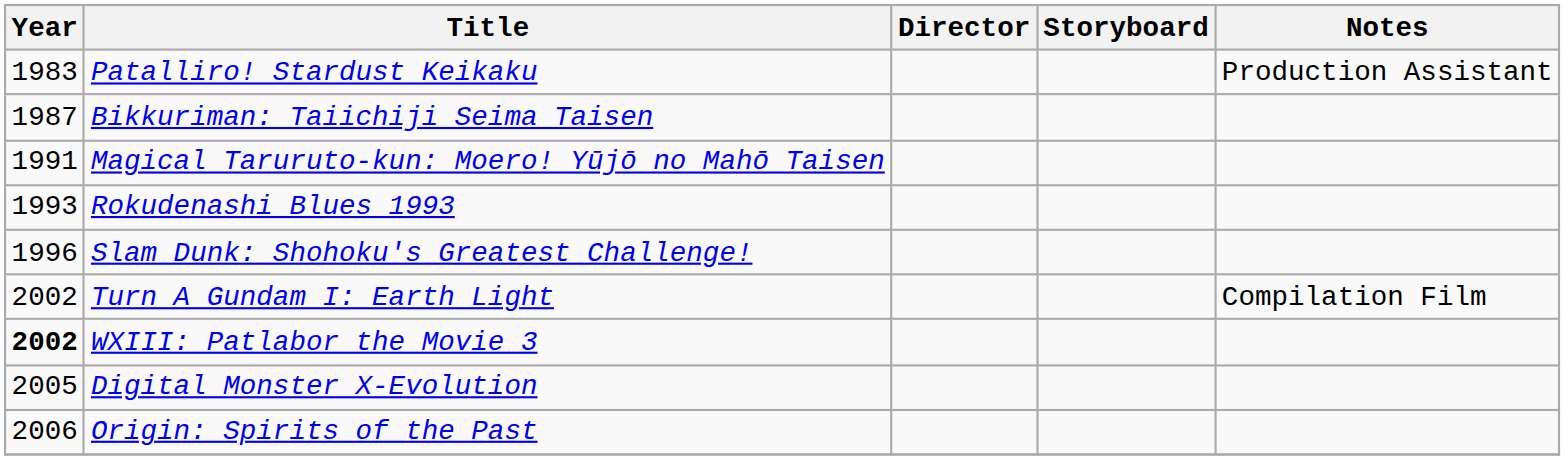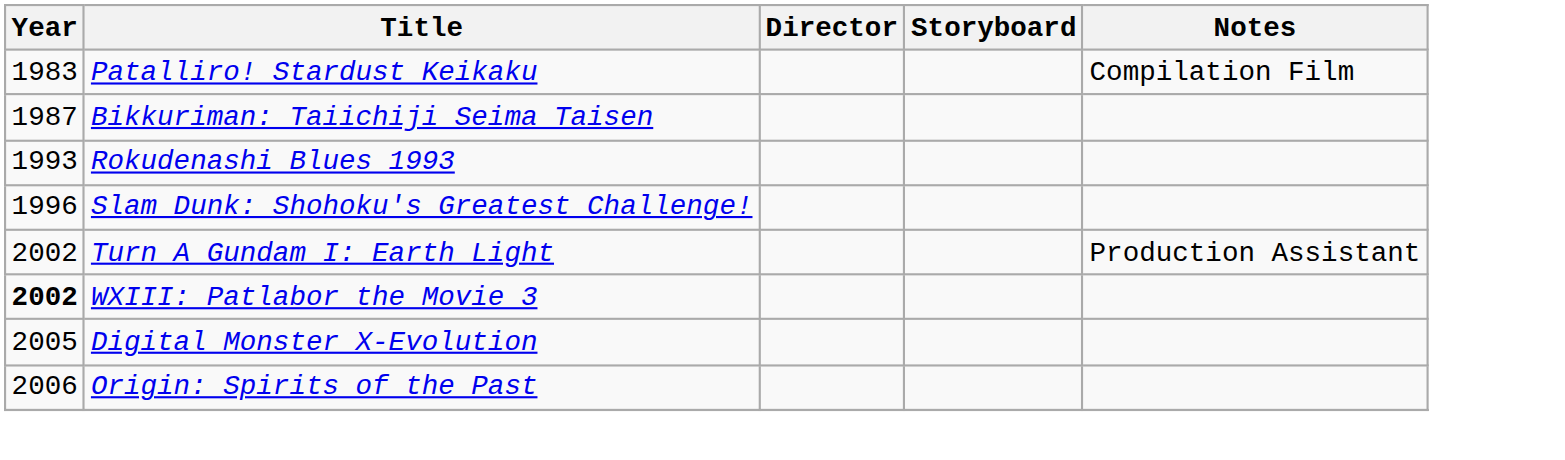(1387, 72) Production Assistant -> (1222, 72) Compilation Film
- row: (488, 162)
(1354, 297) Compilation Film -> (1255, 252) Production Assistant
